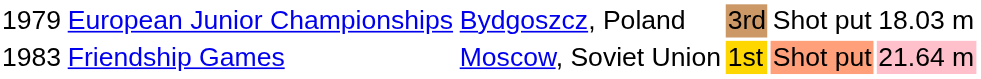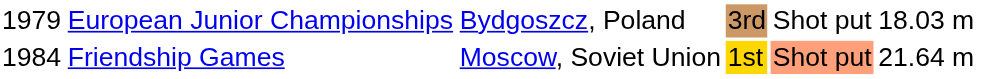(32, 57) 1983 -> (32, 57) 1984
(926, 57) pink background -> (926, 57) no background
